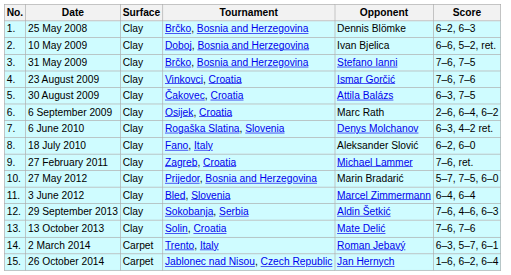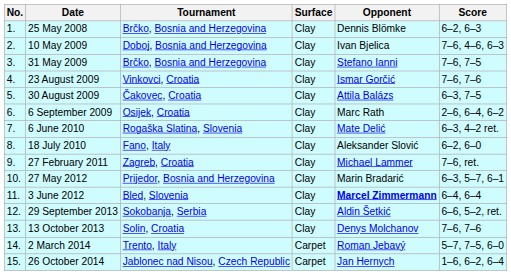columns swapped: (249, 12) <-> (141, 12)
(466, 45) 6–6, 5–2, ret. -> (473, 45) 7–6, 4–6, 6–3
(378, 128) Denys Molchanov -> (361, 128) Mate Delić
(467, 178) 5–7, 7–5, 6–0 -> (473, 178) 6–3, 5–7, 6–1
(384, 195) normal -> (387, 195) bold
(467, 211) 7–6, 4–6, 6–3 -> (472, 211) 6–6, 5–2, ret.
(361, 228) Mate Delić -> (378, 228) Denys Molchanov
(467, 245) 6–3, 5–7, 6–1 -> (473, 245) 5–7, 7–5, 6–0
